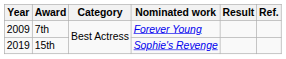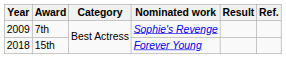(168, 29) Forever Young -> (176, 29) Sophie's Revenge
(18, 45) 2019 -> (18, 45) 2018
(176, 45) Sophie's Revenge -> (168, 45) Forever Young
